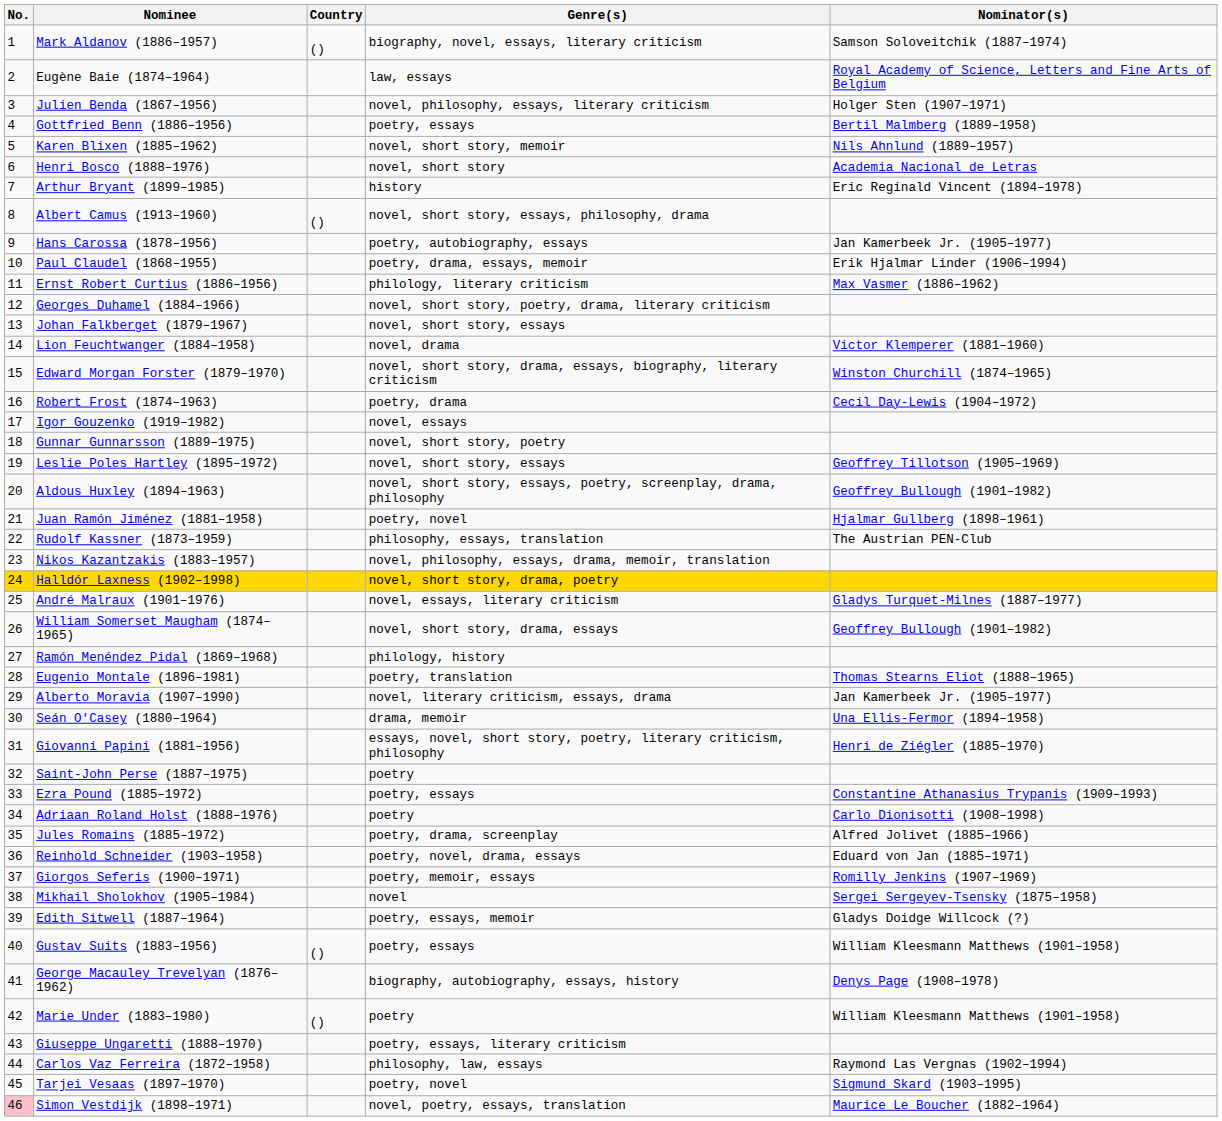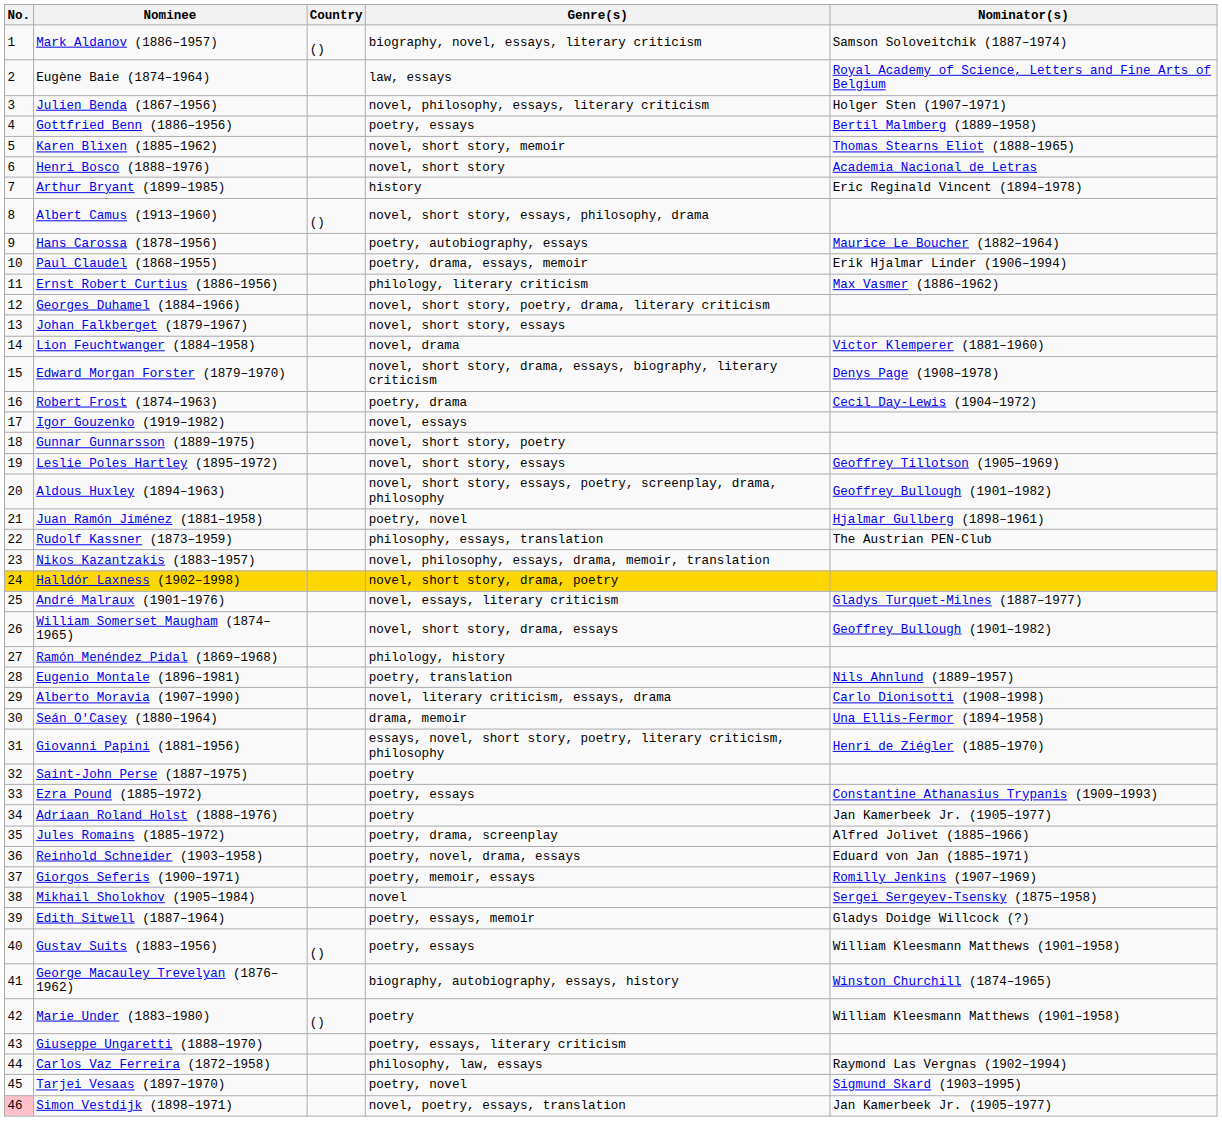(924, 147) Nils Ahnlund (1889–1957) -> (954, 147) Thomas Stearns Eliot (1888–1965)
(942, 243) Jan Kamerbeek Jr. (1905–1977) -> (946, 243) Maurice Le Boucher (1882–1964)
(942, 374) Winston Churchill (1874–1965) -> (916, 374) Denys Page (1908–1978)
(954, 678) Thomas Stearns Eliot (1888–1965) -> (924, 678) Nils Ahnlund (1889–1957)
(942, 698) Jan Kamerbeek Jr. (1905–1977) -> (939, 698) Carlo Dionisotti (1908–1998)
(939, 815) Carlo Dionisotti (1908–1998) -> (942, 815) Jan Kamerbeek Jr. (1905–1977)
(916, 981) Denys Page (1908–1978) -> (942, 981) Winston Churchill (1874–1965)
(946, 1106) Maurice Le Boucher (1882–1964) -> (942, 1106) Jan Kamerbeek Jr. (1905–1977)
